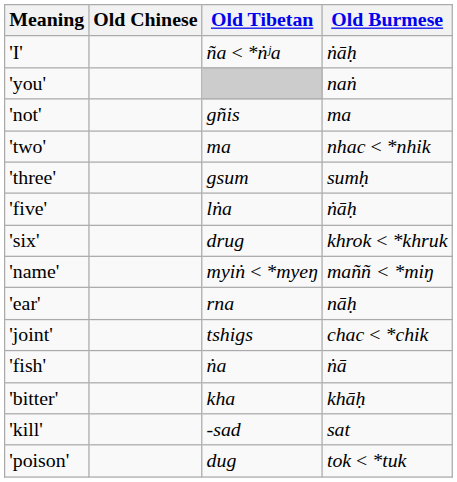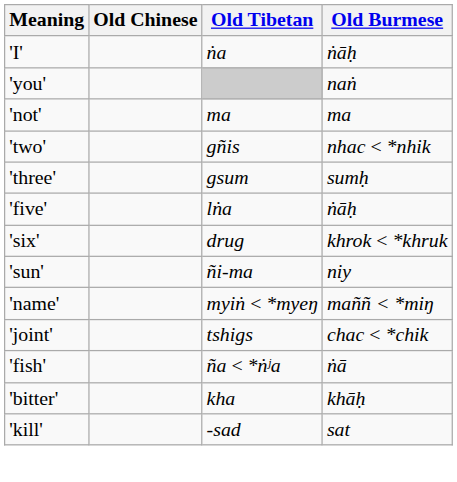(244, 51) ña < *ṅʲa -> (217, 51) ṅa
(223, 114) gñis -> (219, 114) ma
(219, 146) ma -> (223, 146) gñis
+ row: (27, 271)
- row: (25, 303)
(217, 366) ṅa -> (244, 366) ña < *ṅʲa
- row: (39, 460)
